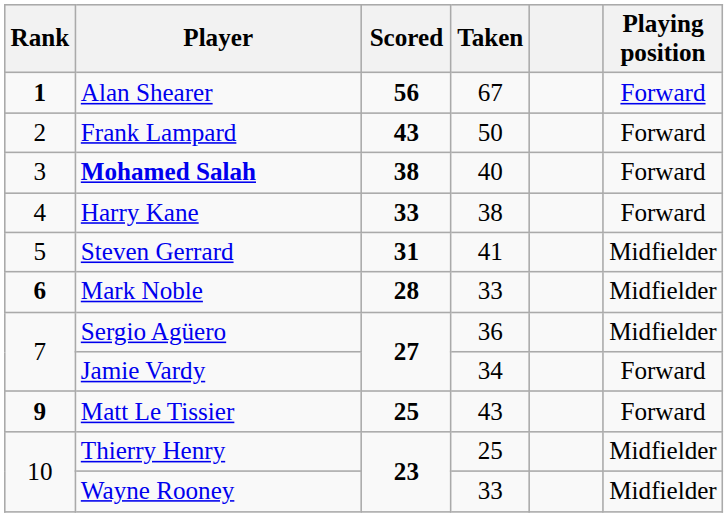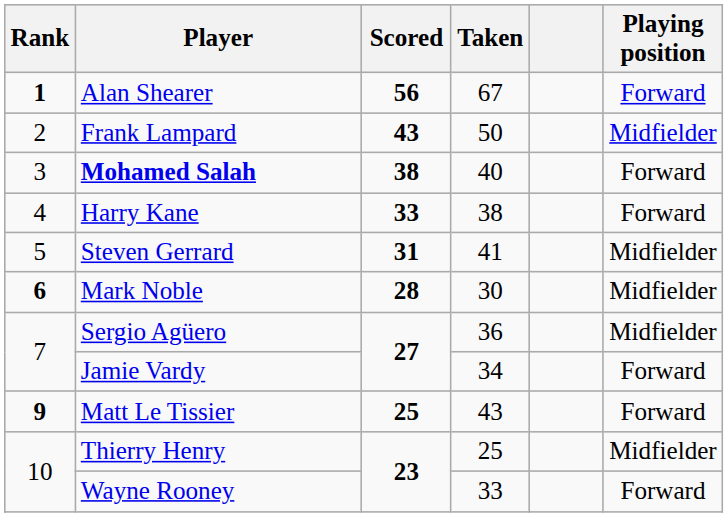(663, 132) Forward -> (663, 132) Midfielder
(490, 291) 33 -> (490, 291) 30
(663, 490) Midfielder -> (663, 490) Forward
